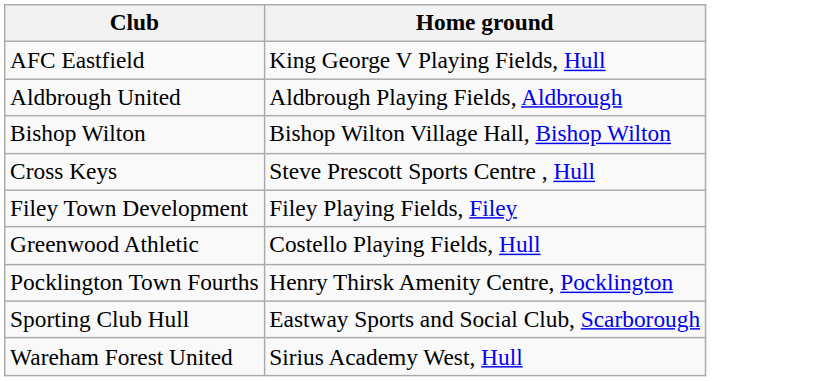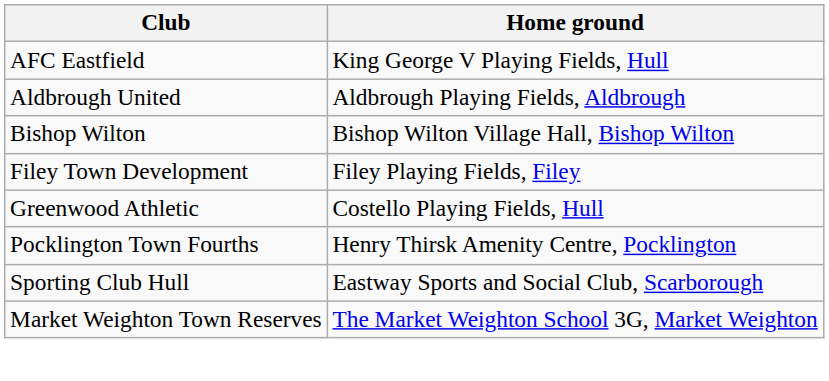- row: (64, 171)
+ row: (166, 319)
- row: (121, 356)
